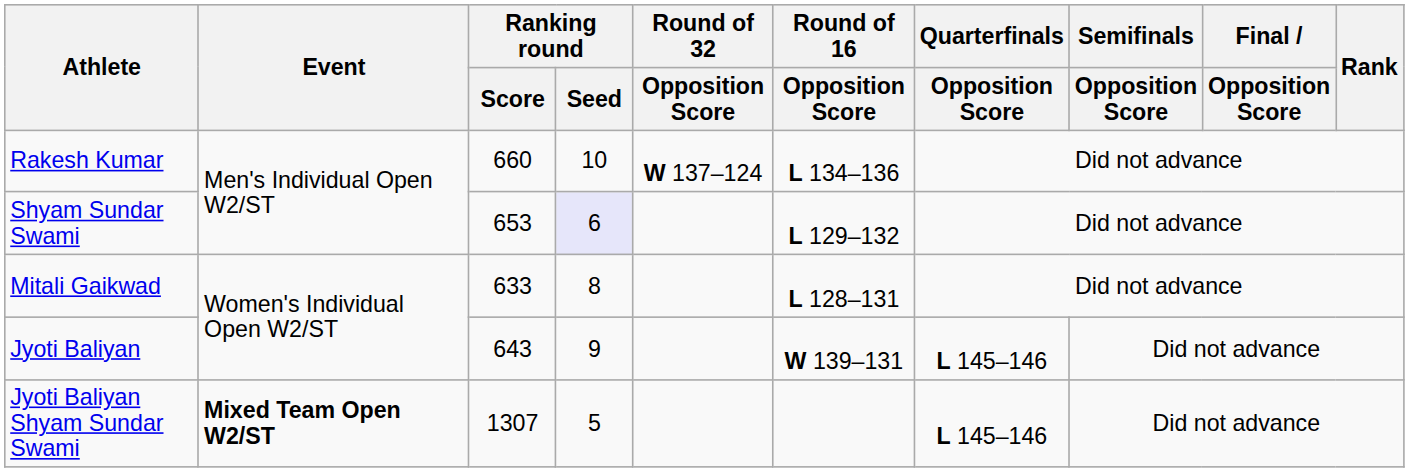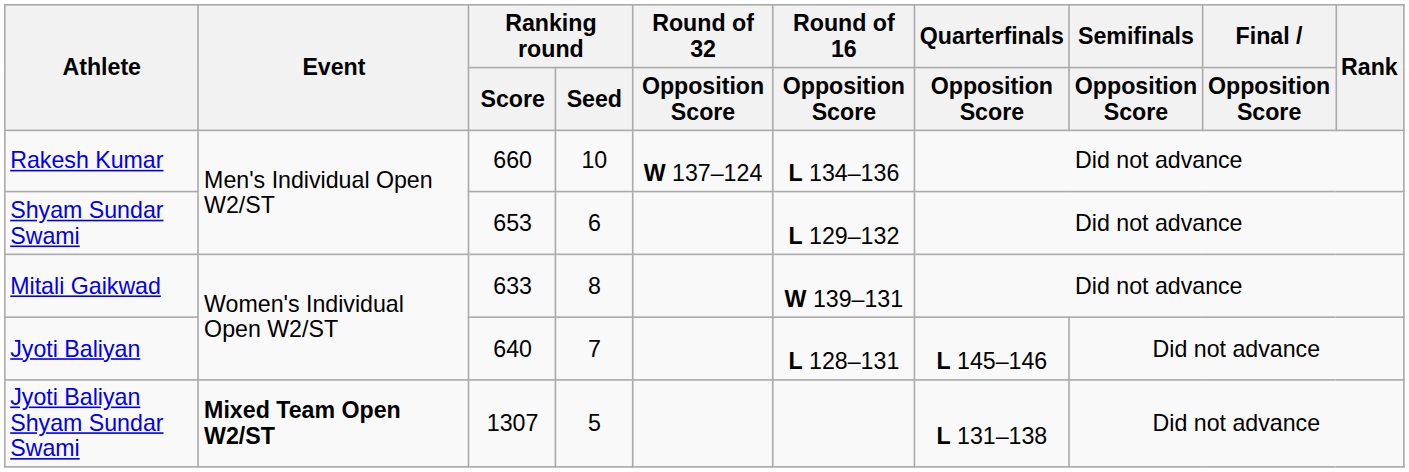(594, 224) lavender background -> (594, 224) no background
(844, 299) L 128–131 -> (844, 299) W 139–131
(513, 348) 643 -> (513, 348) 640
(594, 348) 9 -> (594, 348) 7
(844, 361) W 139–131 -> (844, 361) L 128–131
(992, 436) L 145–146 -> (992, 436) L 131–138
